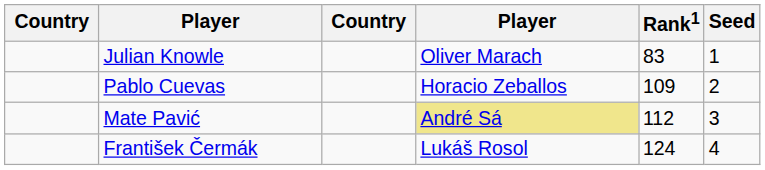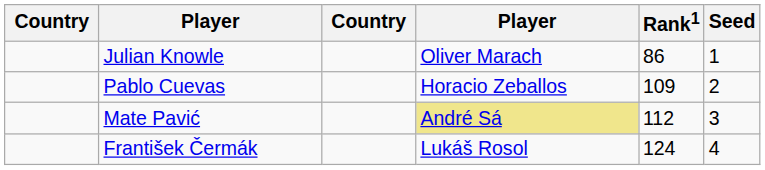(654, 56) 83 -> (654, 56) 86
